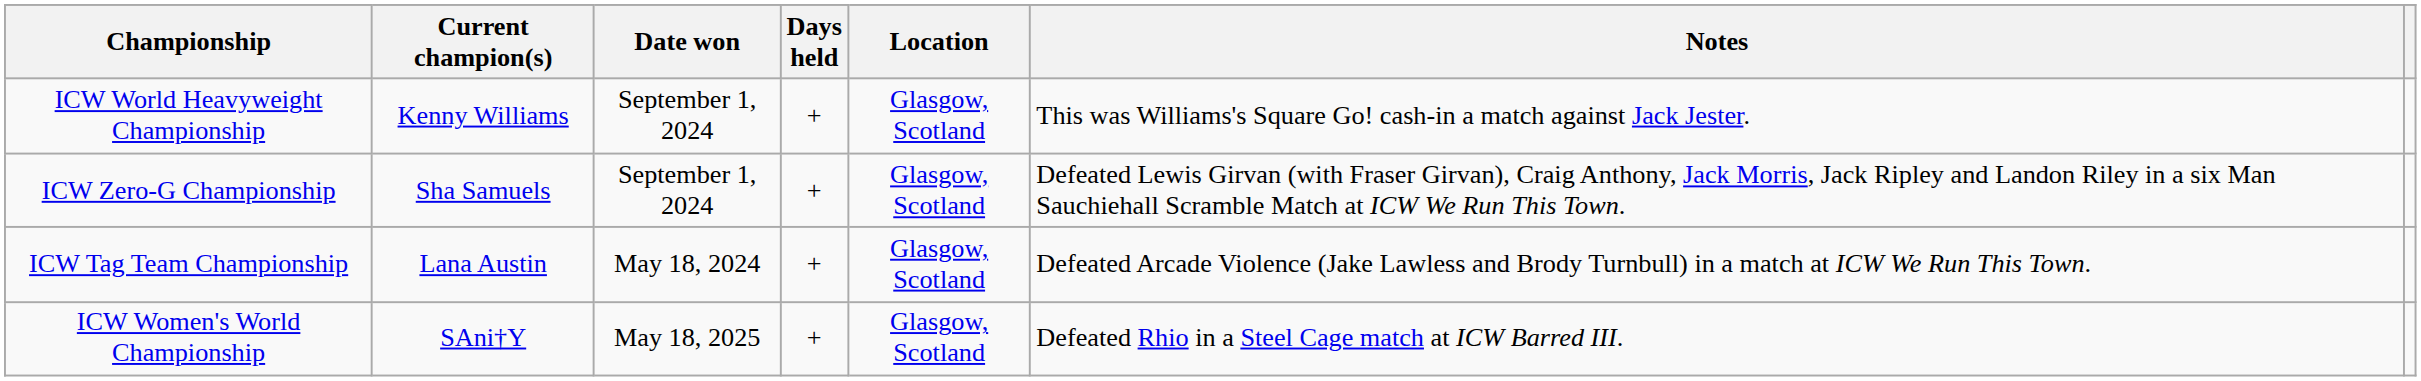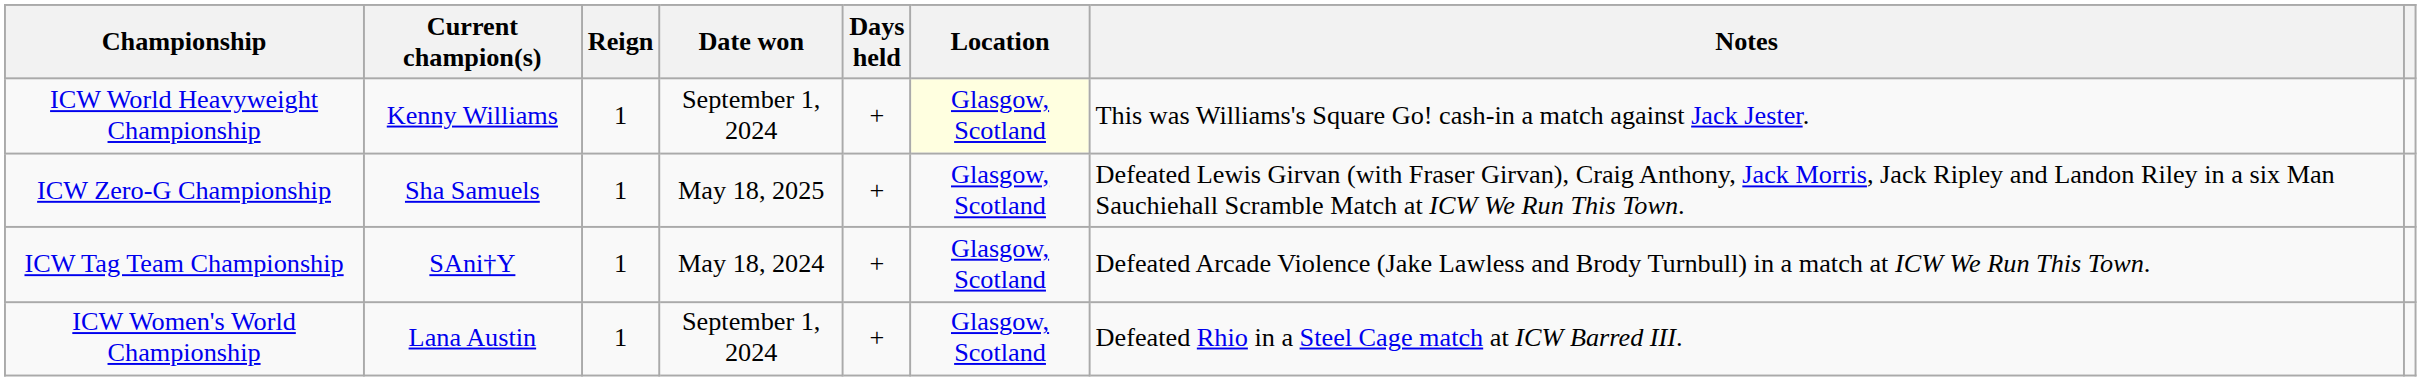+ column: (621, 41)
(939, 115) no background -> (1000, 115) lightyellow background
(687, 189) September 1, 2024 -> (751, 189) May 18, 2025
(483, 263) Lana Austin -> (472, 263) SAni†Y
(483, 337) SAni†Y -> (472, 337) Lana Austin
(687, 337) May 18, 2025 -> (751, 337) September 1, 2024
